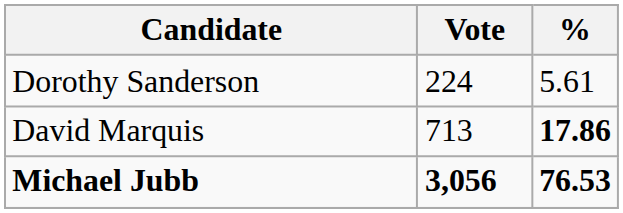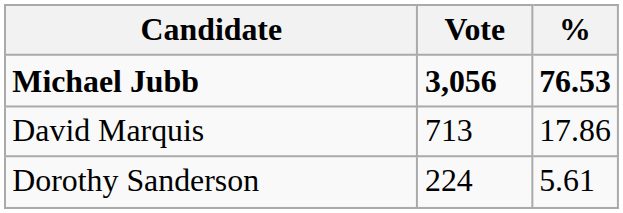rows swapped: (106, 181) <-> (136, 80)
(575, 130) bold -> (575, 130) normal
